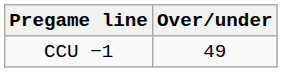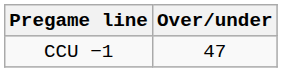(215, 52) 49 -> (215, 52) 47
